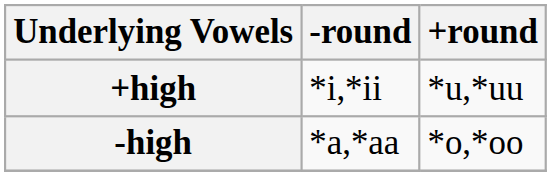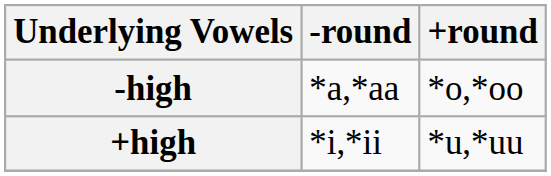rows swapped: (153, 87) <-> (153, 142)
